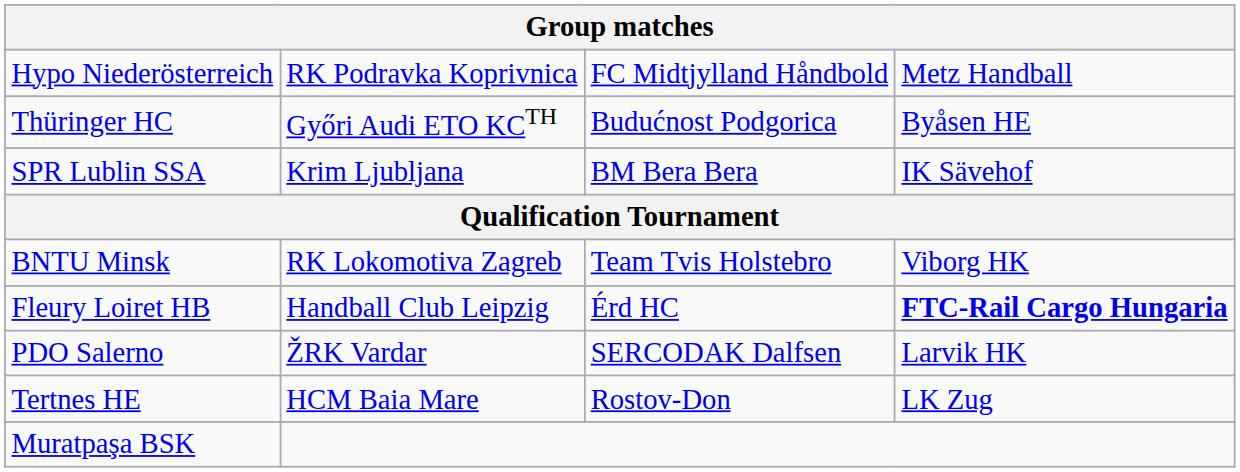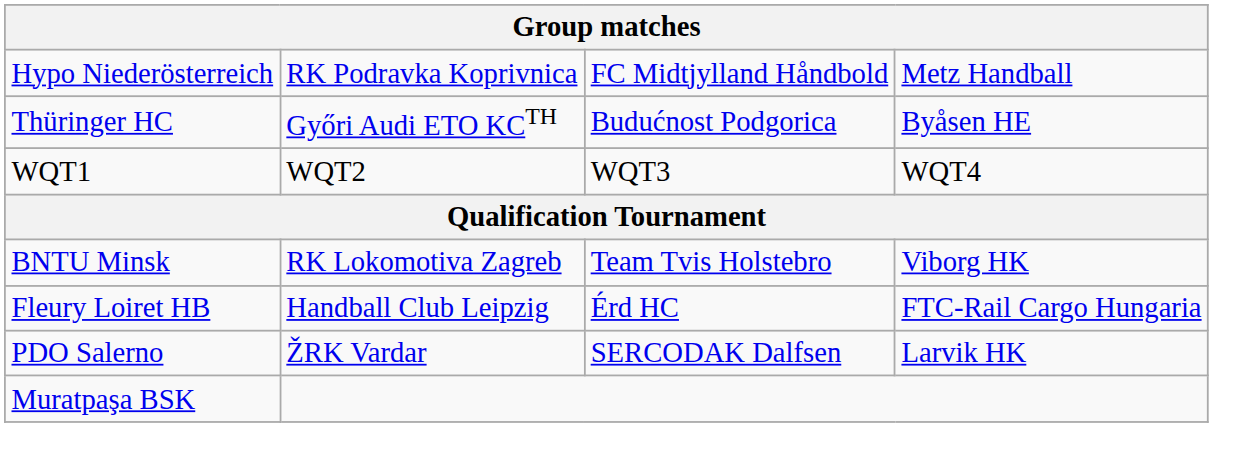- row: (109, 171)
+ row: (51, 171)
(1065, 307) bold -> (1052, 307) normal
- row: (76, 398)
